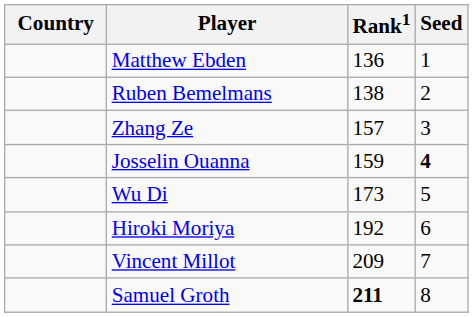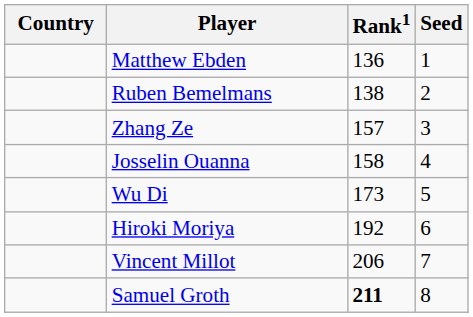(368, 160) 159 -> (368, 160) 158
(426, 160) bold -> (426, 160) normal
(368, 261) 209 -> (368, 261) 206
